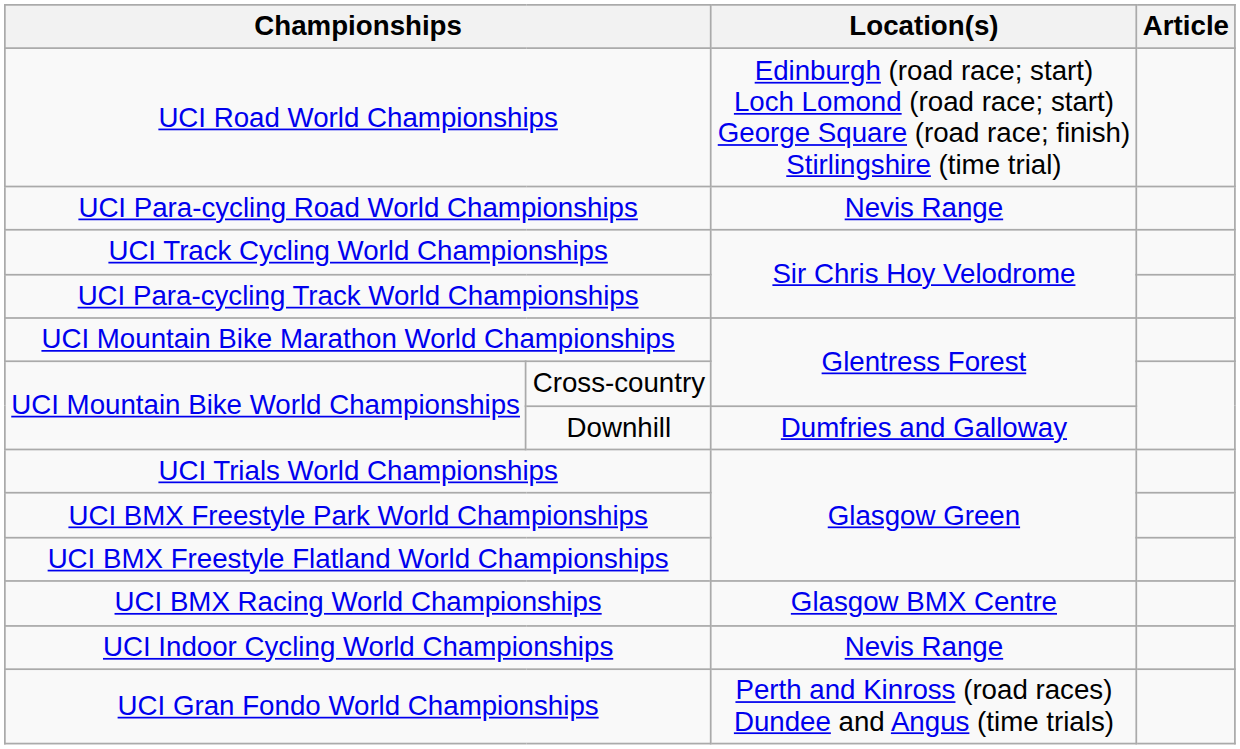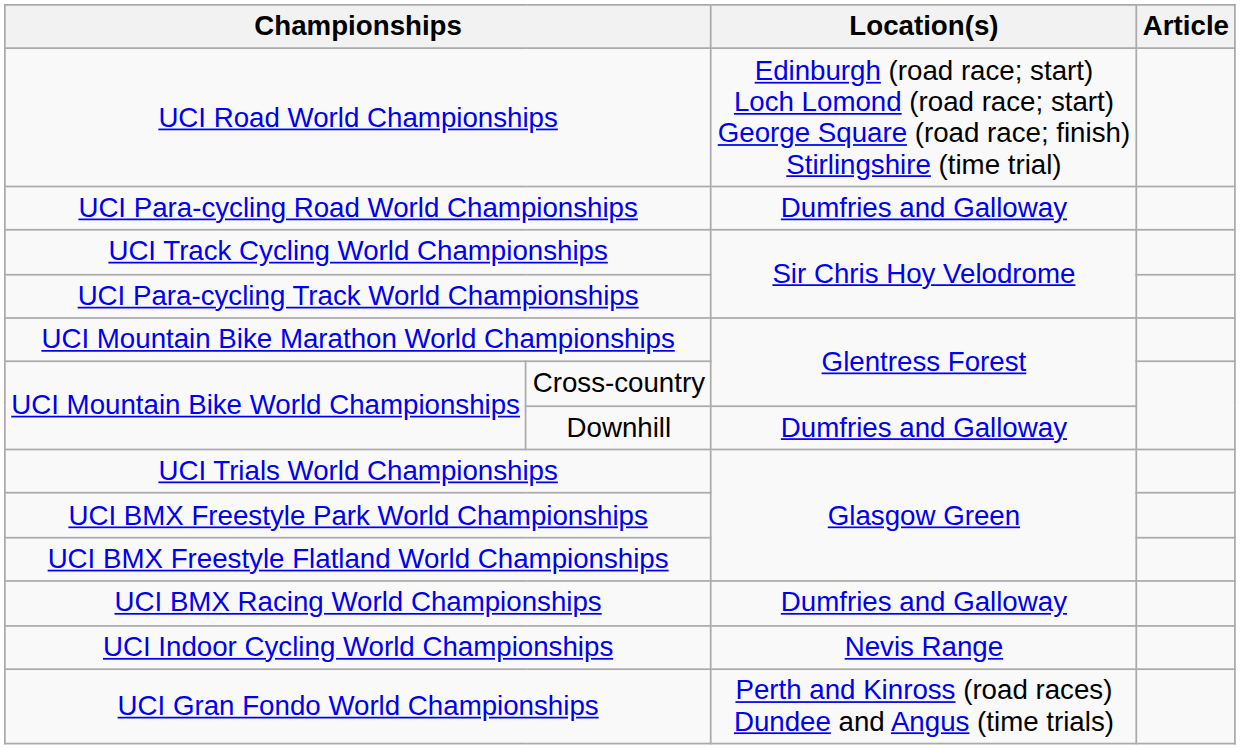(924, 207) Nevis Range -> (924, 207) Dumfries and Galloway
(924, 602) Glasgow BMX Centre -> (924, 602) Dumfries and Galloway
